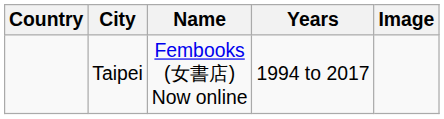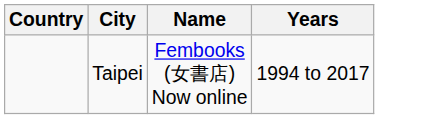- column: (406, 19)
